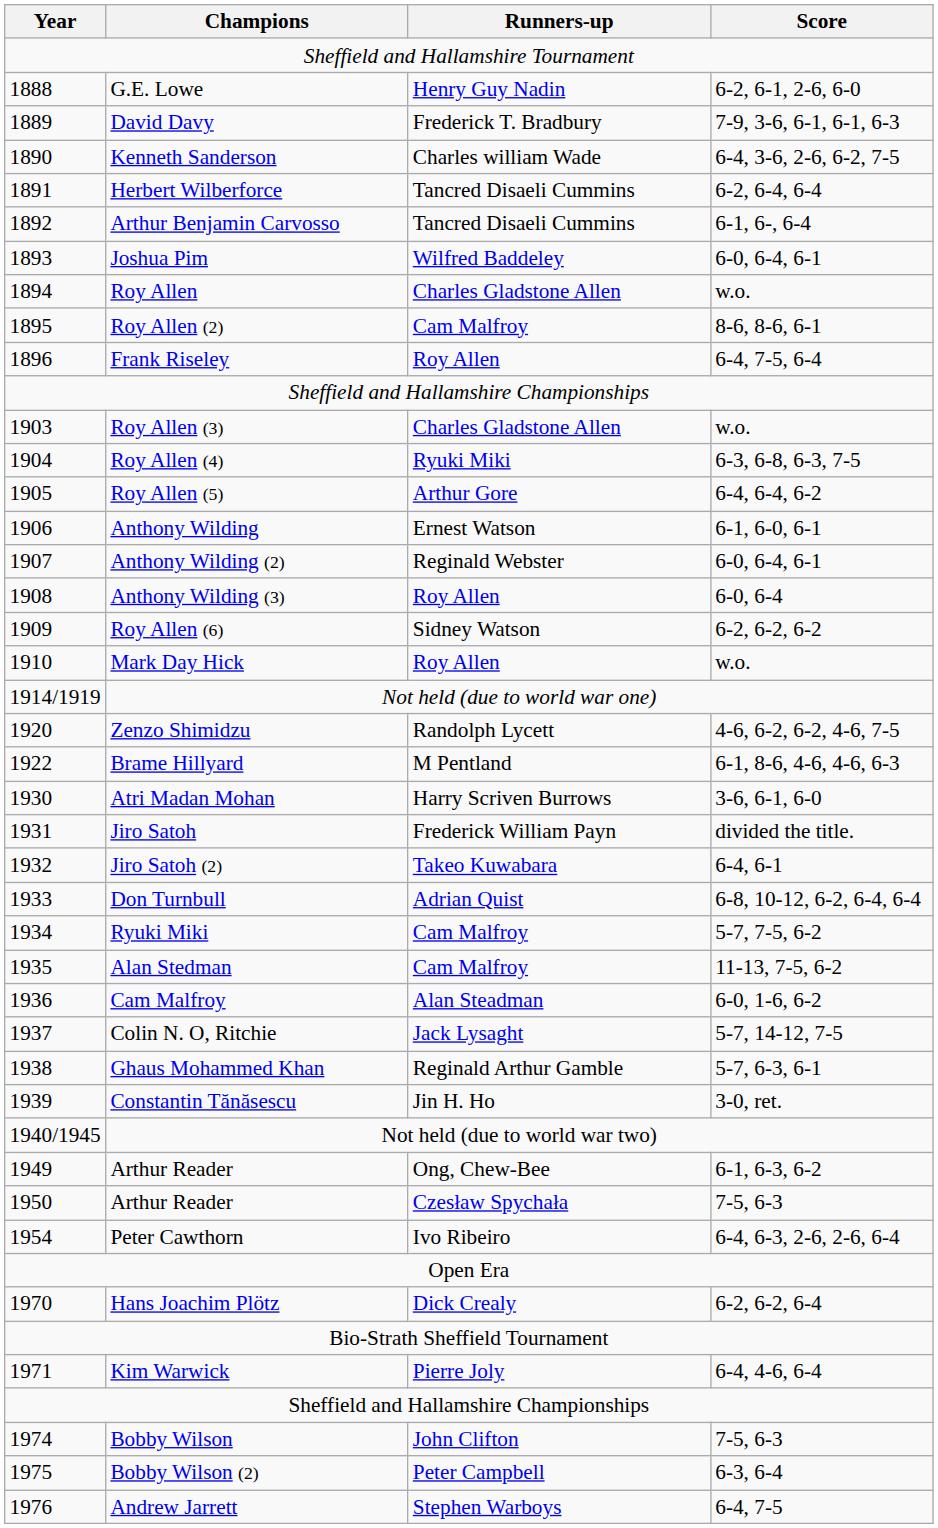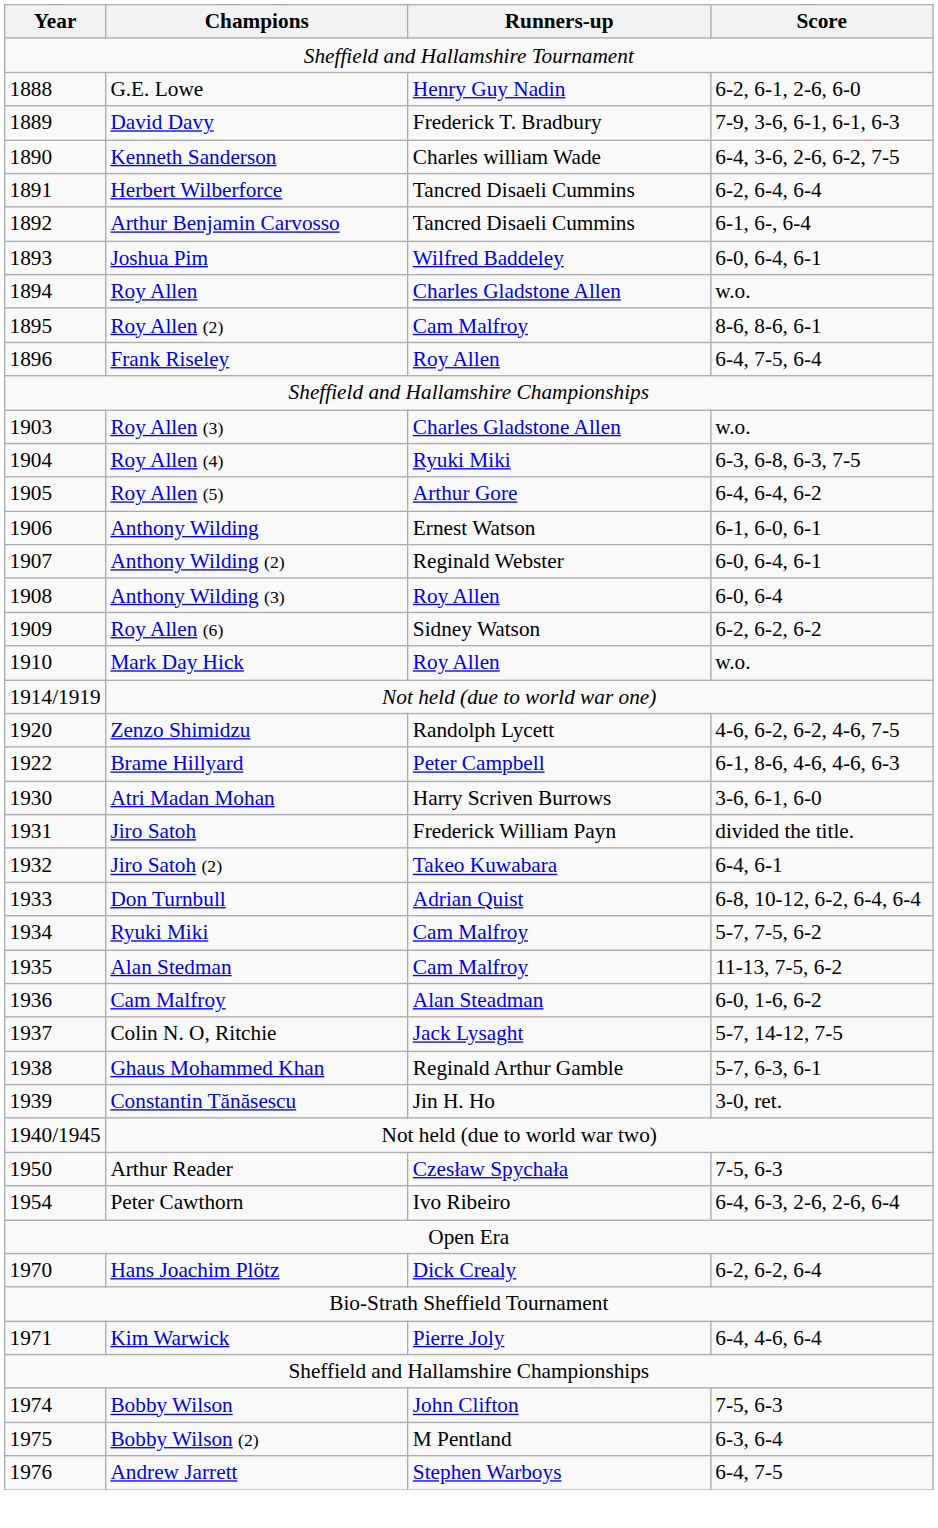(462, 763) M Pentland -> (479, 763) Peter Campbell
- row: (31, 1168)
(479, 1472) Peter Campbell -> (462, 1438) M Pentland
